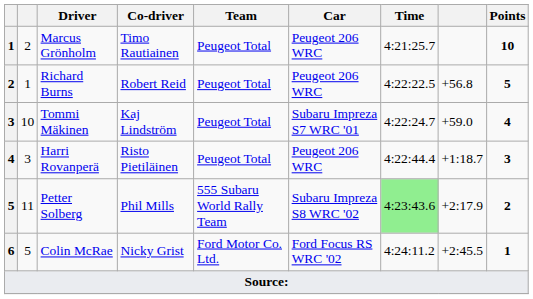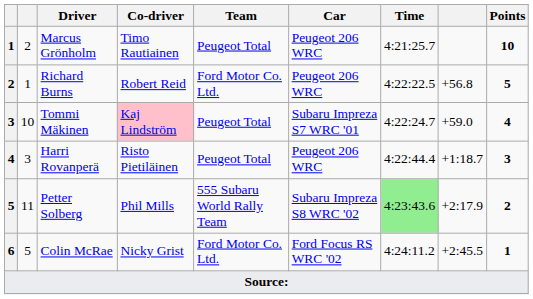(234, 83) Peugeot Total -> (240, 83) Ford Motor Co. Ltd.
(149, 121) no background -> (149, 121) pink background
